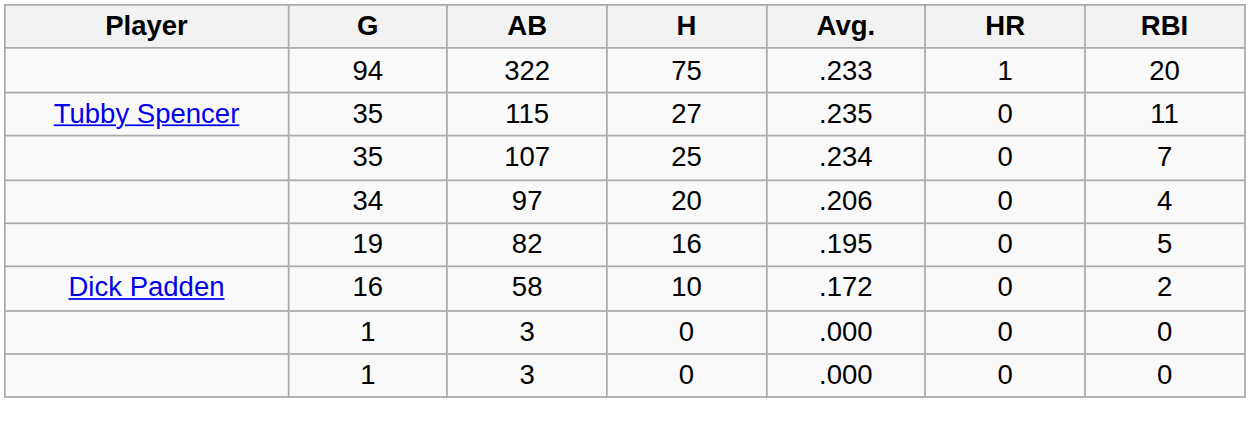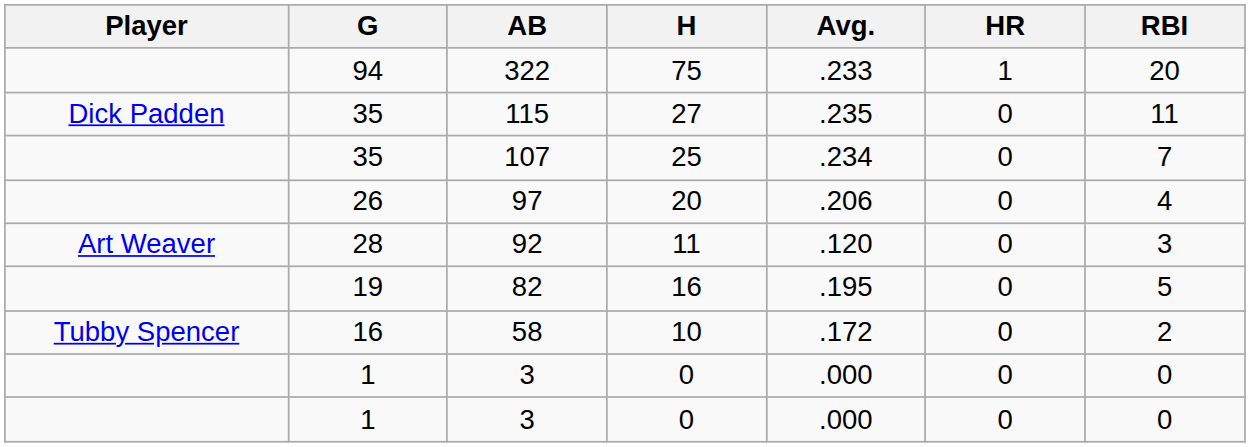(147, 113) Tubby Spencer -> (146, 113) Dick Padden
(368, 200) 34 -> (368, 200) 26
+ row: (527, 244)
(146, 288) Dick Padden -> (147, 331) Tubby Spencer
